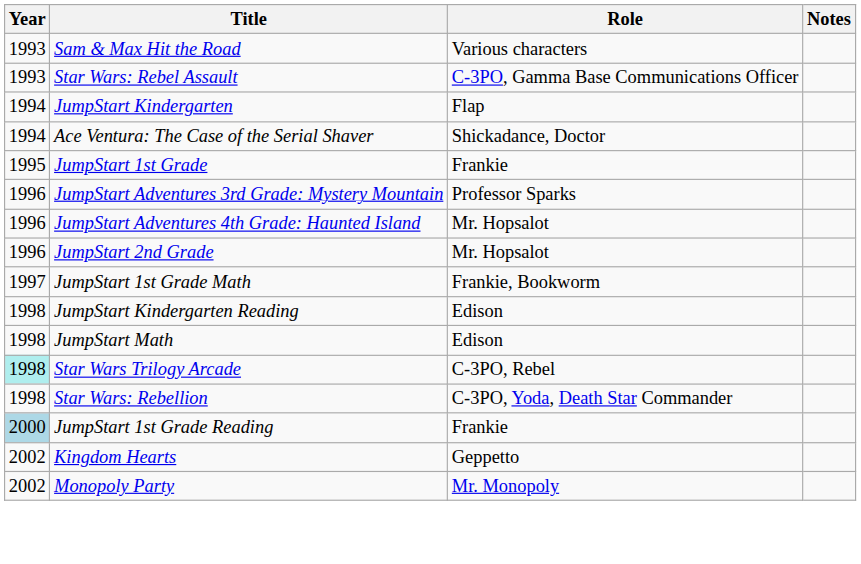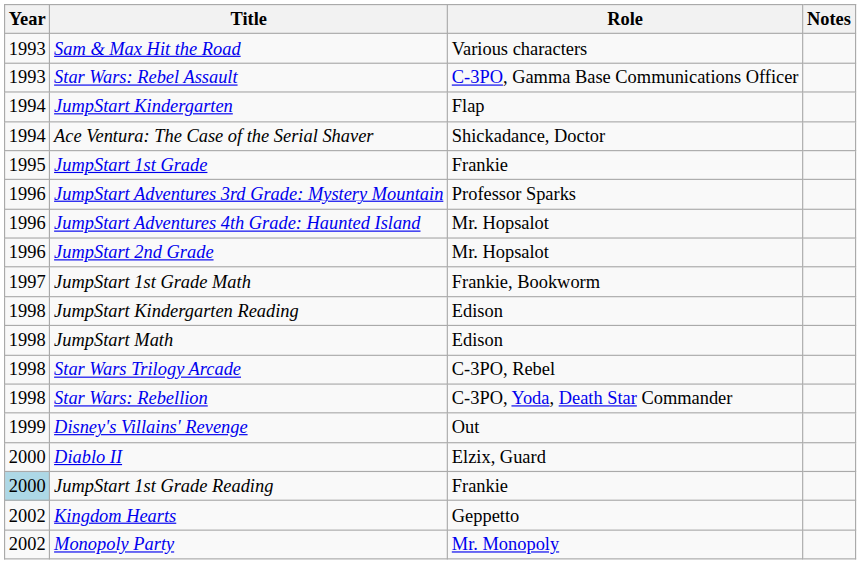(27, 369) paleturquoise background -> (27, 369) no background
+ row: (151, 427)
+ row: (88, 456)
